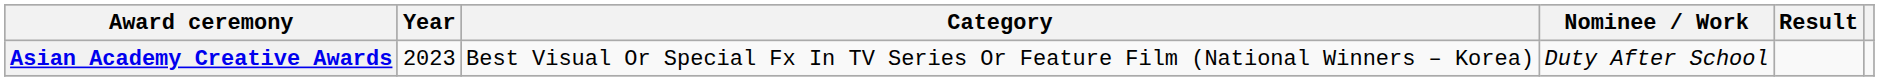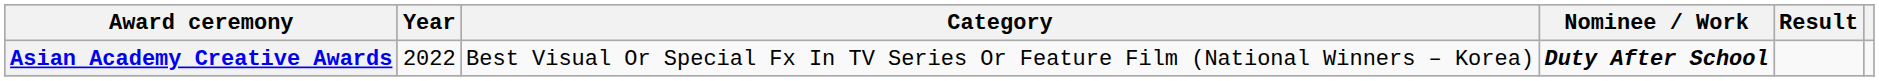(429, 59) 2023 -> (429, 59) 2022
(1657, 59) normal -> (1657, 59) bold
